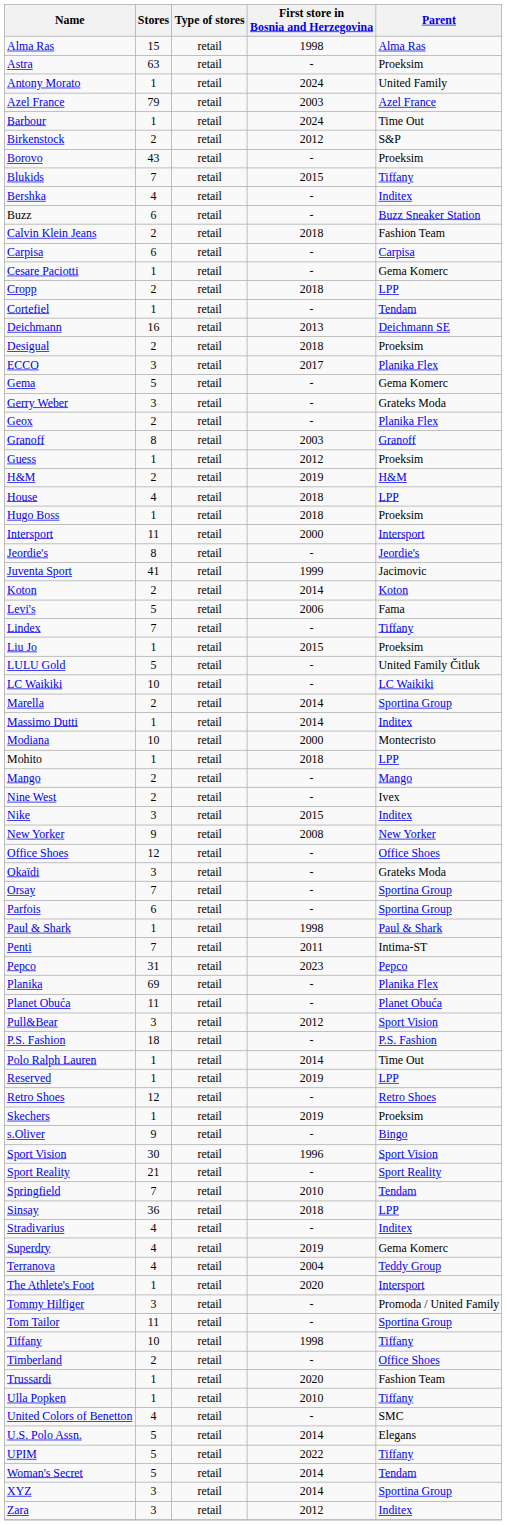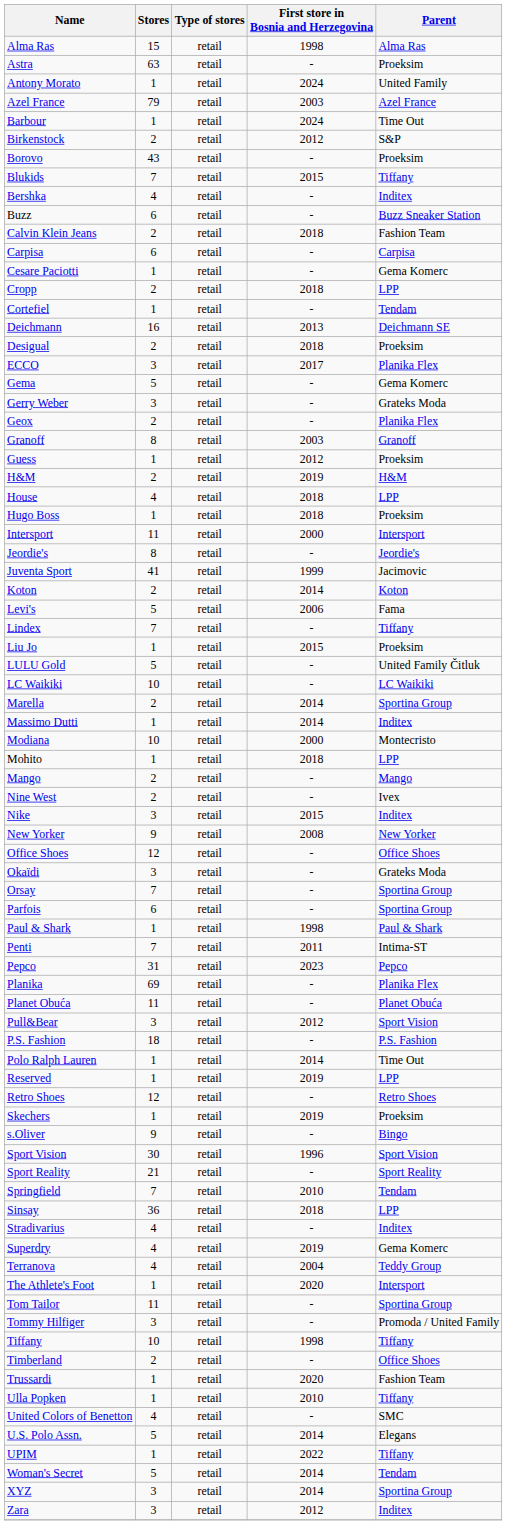rows swapped: (33, 1322) <-> (46, 1304)
(154, 1454) 5 -> (154, 1454) 1
